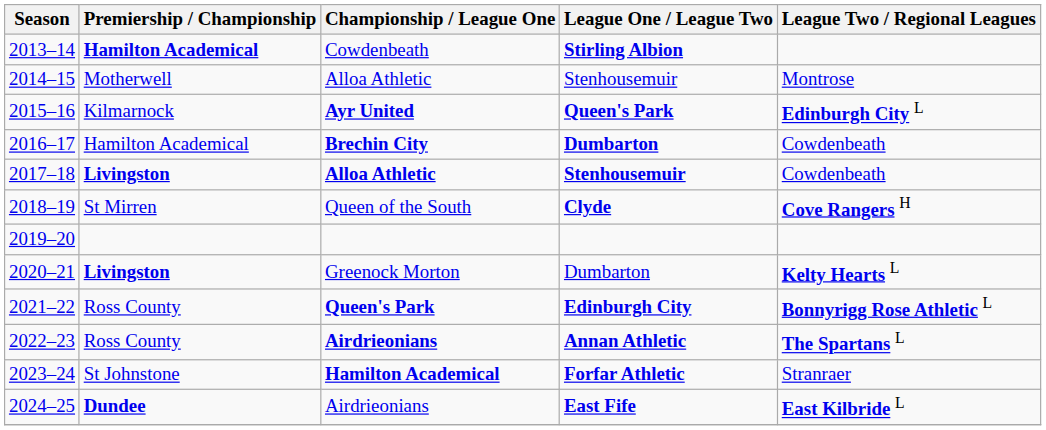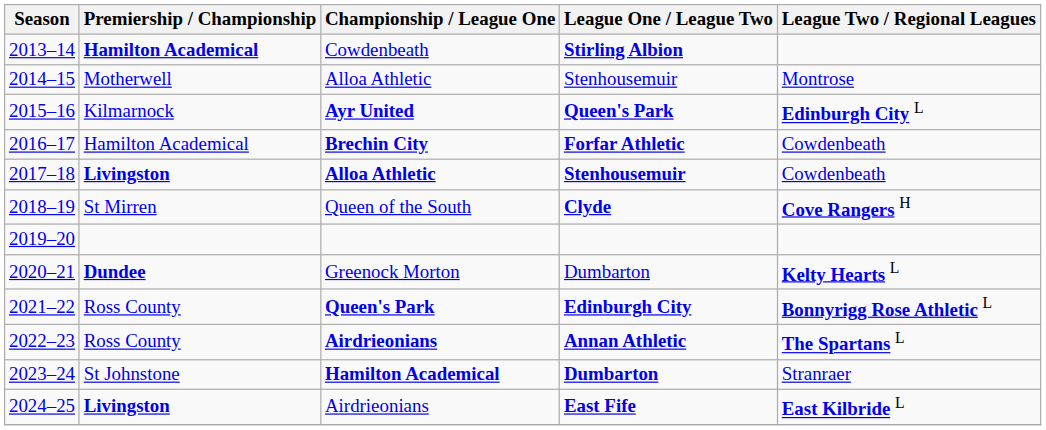(611, 144) Dumbarton -> (624, 144) Forfar Athletic
(127, 271) Livingston -> (115, 271) Dundee
(624, 374) Forfar Athletic -> (611, 374) Dumbarton
(115, 406) Dundee -> (127, 406) Livingston
